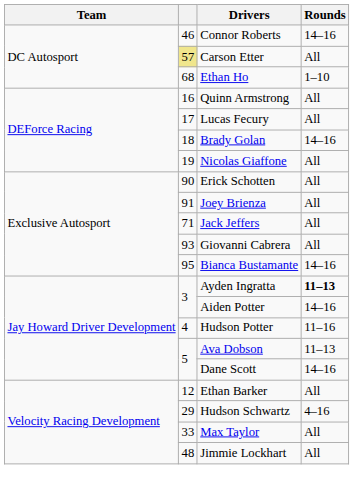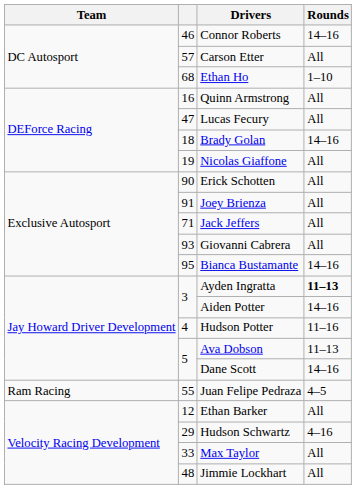(188, 56) khaki background -> (188, 56) no background
(188, 118) 17 -> (188, 118) 47
+ row: (251, 390)
